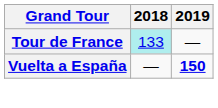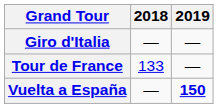+ row: (67, 41)
(151, 41) paleturquoise background -> (151, 66) no background
